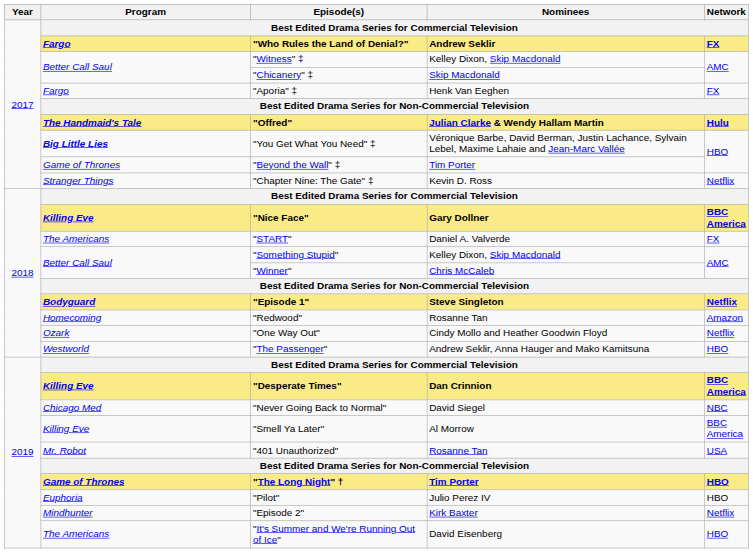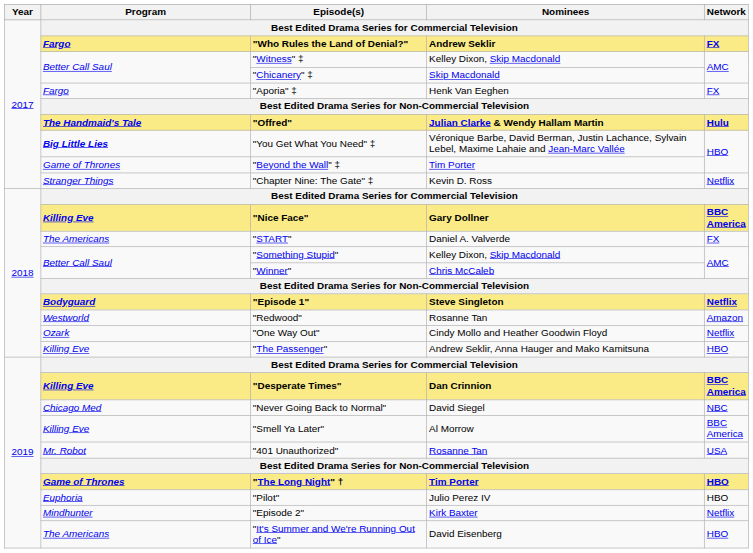(72, 317) Homecoming -> (66, 317) Westworld
(66, 349) Westworld -> (66, 349) Killing Eve
